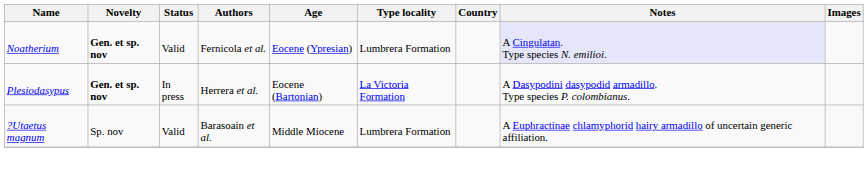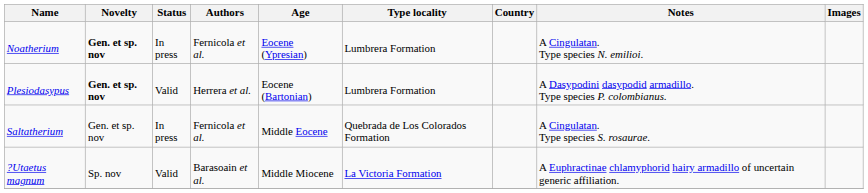(173, 48) Valid -> (166, 48) In press
(555, 48) lavender background -> (591, 48) no background
(173, 90) In press -> (167, 90) Valid
(384, 90) La Victoria Formation -> (390, 90) Lumbrera Formation
+ row: (35, 132)
(405, 132) Lumbrera Formation -> (393, 173) La Victoria Formation
